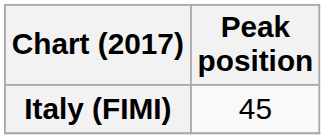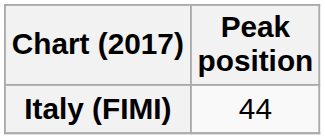(255, 108) 45 -> (255, 108) 44
